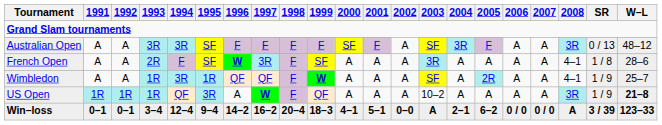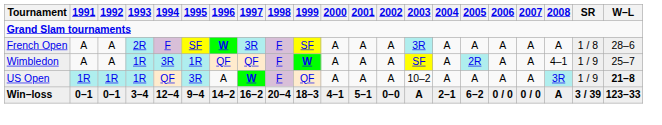- row: (44, 45)
(572, 62) 4–1 -> (559, 45) A
